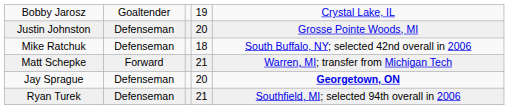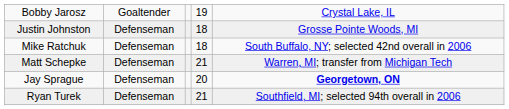(202, 29) 20 -> (202, 29) 18
(144, 63) Forward -> (144, 63) Defenseman
